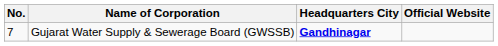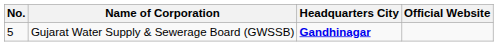(10, 31) 7 -> (10, 31) 5
